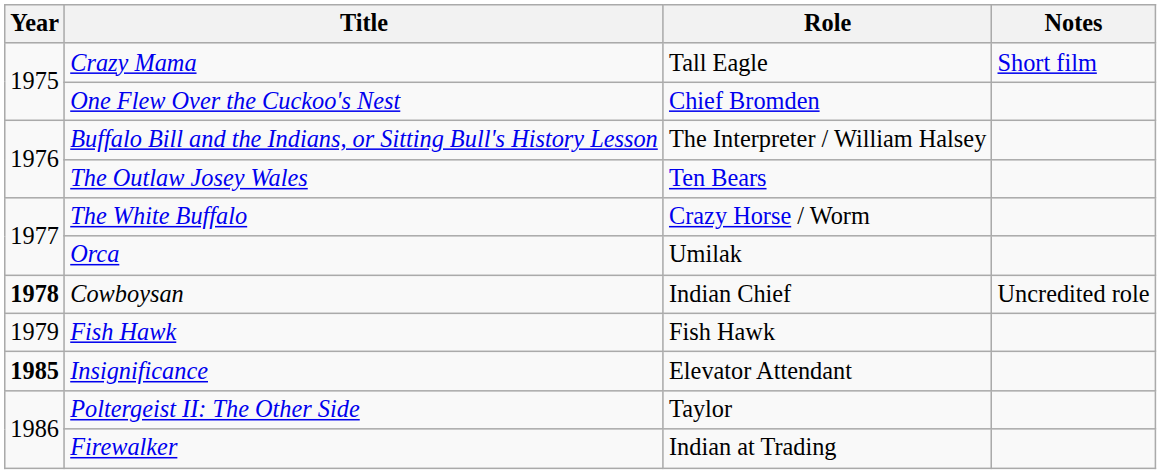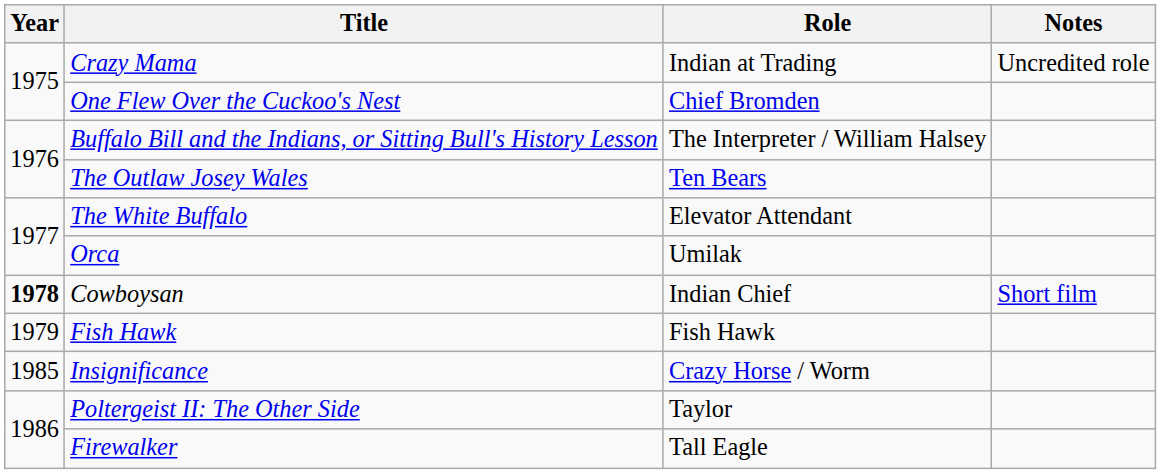(718, 62) Tall Eagle -> (753, 62) Indian at Trading
(1047, 62) Short film -> (1073, 62) Uncredited role
(769, 216) Crazy Horse / Worm -> (760, 216) Elevator Attendant
(1073, 293) Uncredited role -> (1047, 293) Short film
(35, 370) bold -> (35, 370) normal
(760, 370) Elevator Attendant -> (769, 370) Crazy Horse / Worm
(753, 448) Indian at Trading -> (718, 448) Tall Eagle
